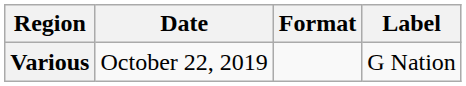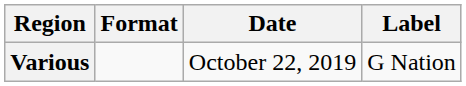columns swapped: (184, 23) <-> (318, 23)
